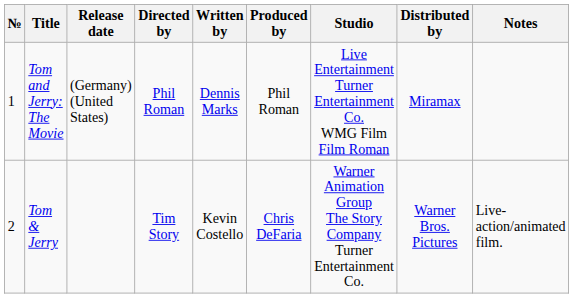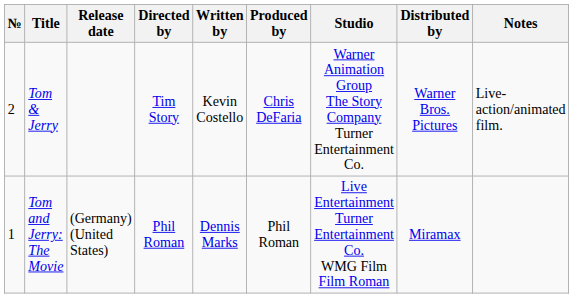rows swapped: (46, 101) <-> (43, 226)
